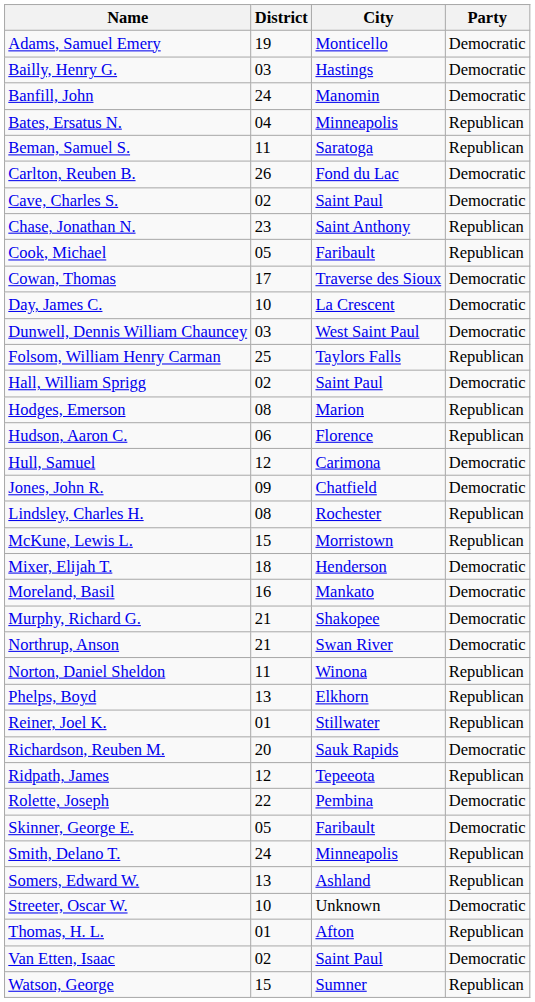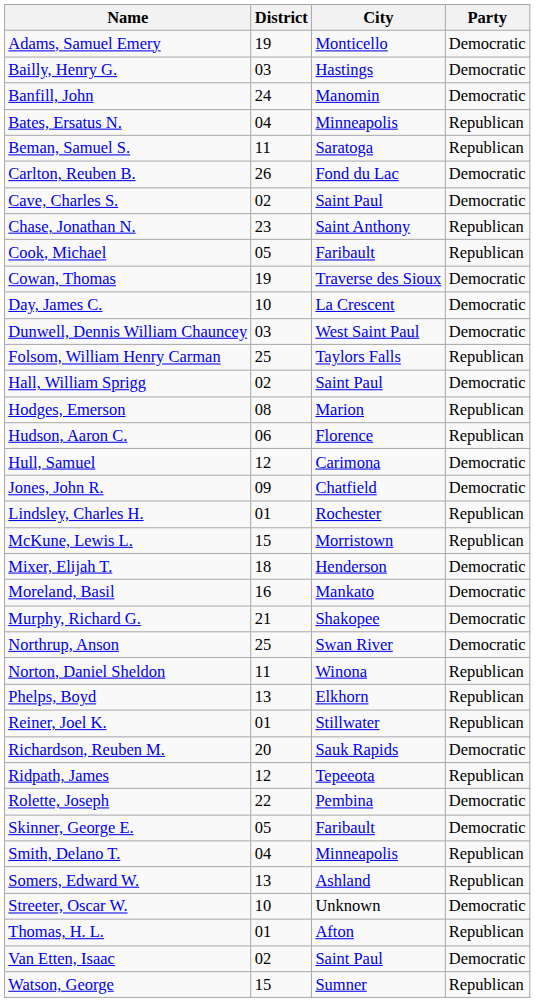(263, 278) 17 -> (263, 278) 19
(263, 514) 08 -> (263, 514) 01
(263, 644) 21 -> (263, 644) 25
(263, 853) 24 -> (263, 853) 04
